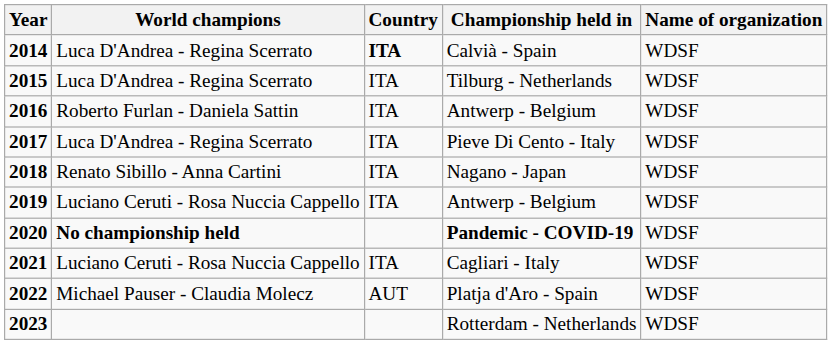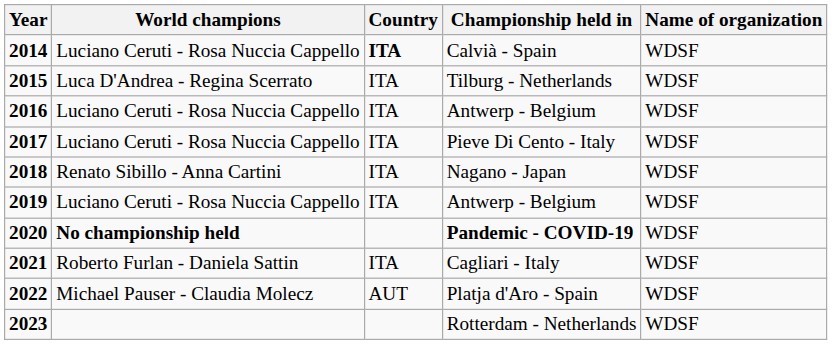(184, 50) Luca D'Andrea - Regina Scerrato -> (208, 50) Luciano Ceruti - Rosa Nuccia Cappello
(177, 111) Roberto Furlan - Daniela Sattin -> (208, 111) Luciano Ceruti - Rosa Nuccia Cappello
(184, 141) Luca D'Andrea - Regina Scerrato -> (208, 141) Luciano Ceruti - Rosa Nuccia Cappello
(208, 263) Luciano Ceruti - Rosa Nuccia Cappello -> (177, 263) Roberto Furlan - Daniela Sattin
